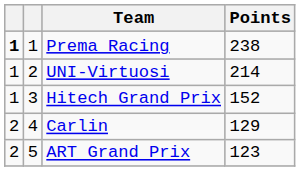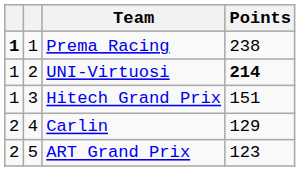(245, 72) normal -> (245, 72) bold
(245, 99) 152 -> (245, 99) 151
